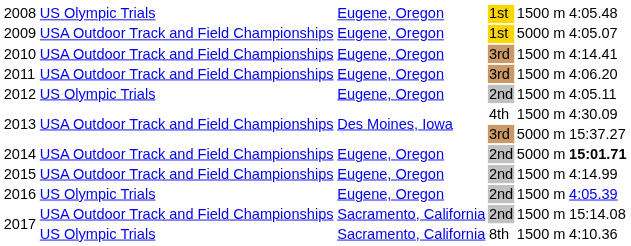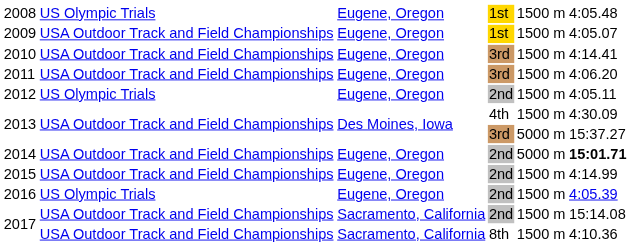(541, 33) 5000 m -> (541, 33) 1500 m
(98, 234) US Olympic Trials -> (187, 234) USA Outdoor Track and Field Championships
